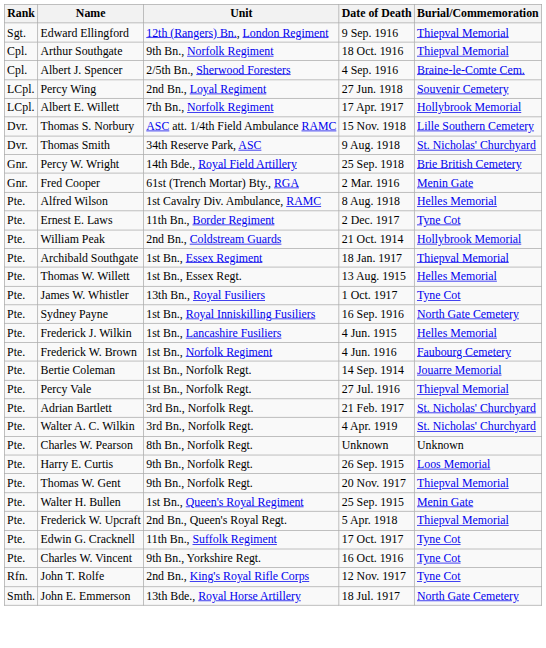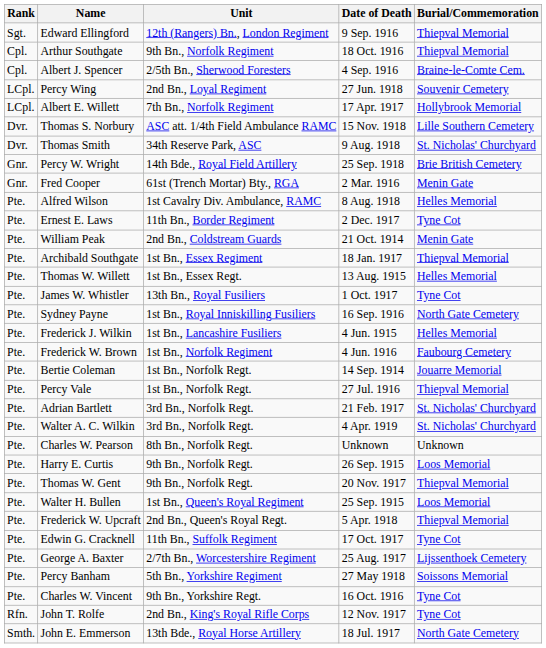(469, 239) Hollybrook Memorial -> (445, 239) Menin Gate
(445, 502) Menin Gate -> (454, 502) Loos Memorial
+ row: (82, 558)
+ row: (75, 577)
